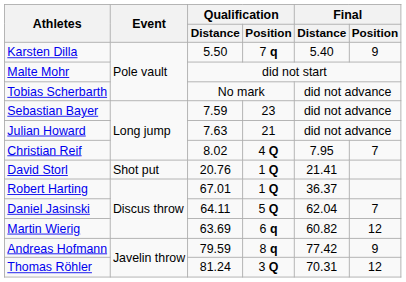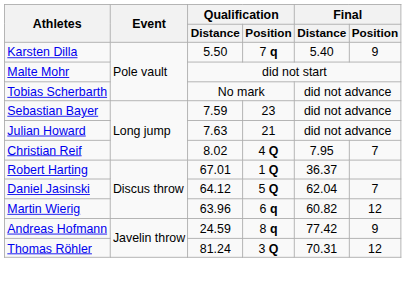- row: (38, 170)
(215, 209) 64.11 -> (215, 190) 64.12
(215, 229) 63.69 -> (215, 209) 63.96
(215, 248) 79.59 -> (215, 229) 24.59
